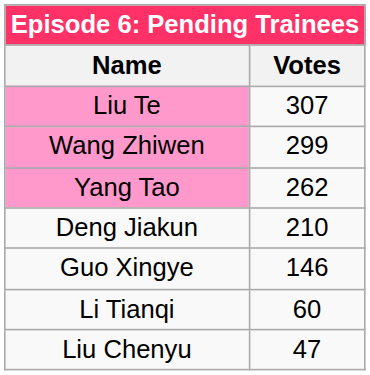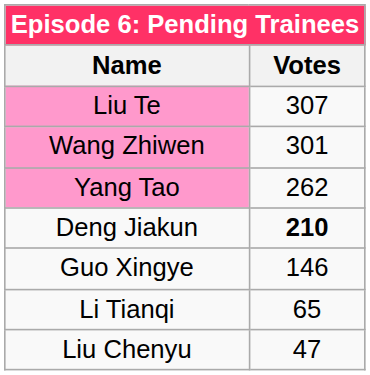(307, 146) 299 -> (307, 146) 301
(307, 227) normal -> (307, 227) bold
(307, 308) 60 -> (307, 308) 65
